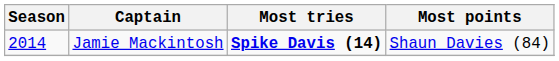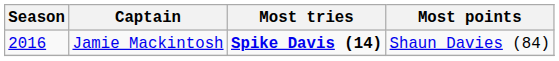(27, 43) 2014 -> (27, 43) 2016
